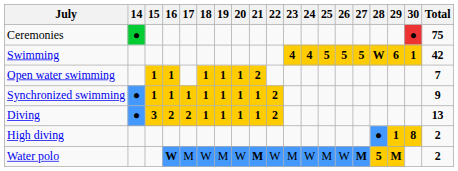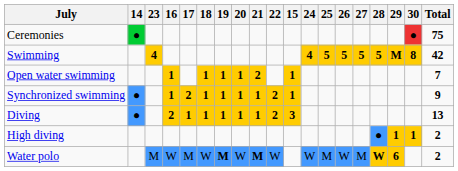columns swapped: (154, 14) <-> (292, 14)
(379, 55) W -> (379, 55) 5
(396, 55) 6 -> (396, 55) M
(413, 55) 1 -> (413, 55) 8
(188, 95) 1 -> (188, 95) 2
(188, 115) 2 -> (188, 115) 1
(413, 136) 8 -> (413, 136) 1
(171, 156) bold -> (171, 156) normal
(223, 156) normal -> (223, 156) bold
(361, 156) bold -> (361, 156) normal
(379, 156) 5 -> (379, 156) W
(396, 156) M -> (396, 156) 6
